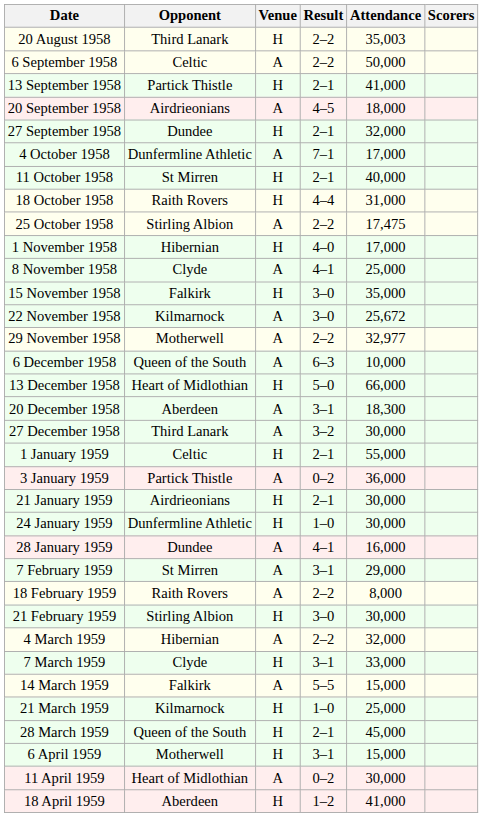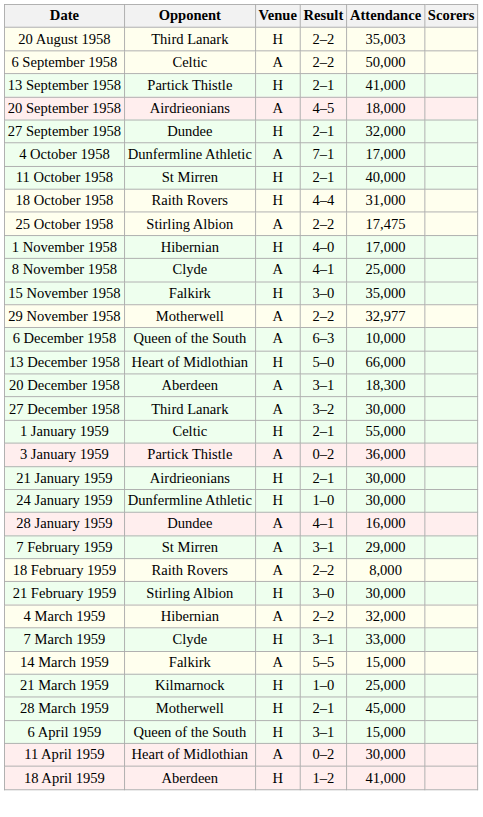- row: (64, 316)
(190, 731) Queen of the South -> (190, 708) Motherwell
(190, 754) Motherwell -> (190, 731) Queen of the South
